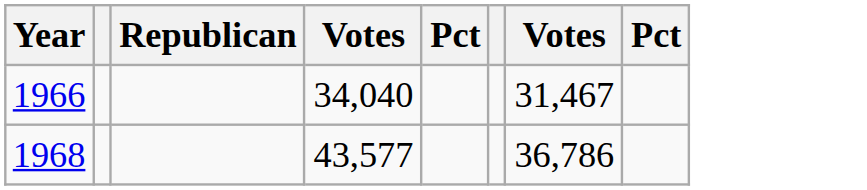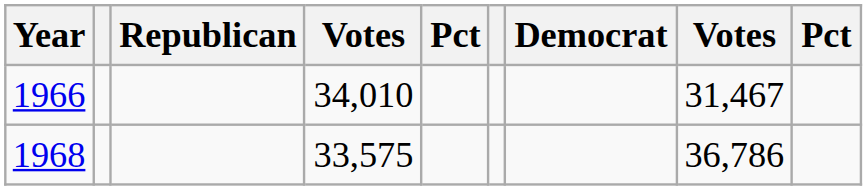+ column: (591, 34)
(363, 94) 34,040 -> (363, 94) 34,010
(363, 154) 43,577 -> (363, 154) 33,575
